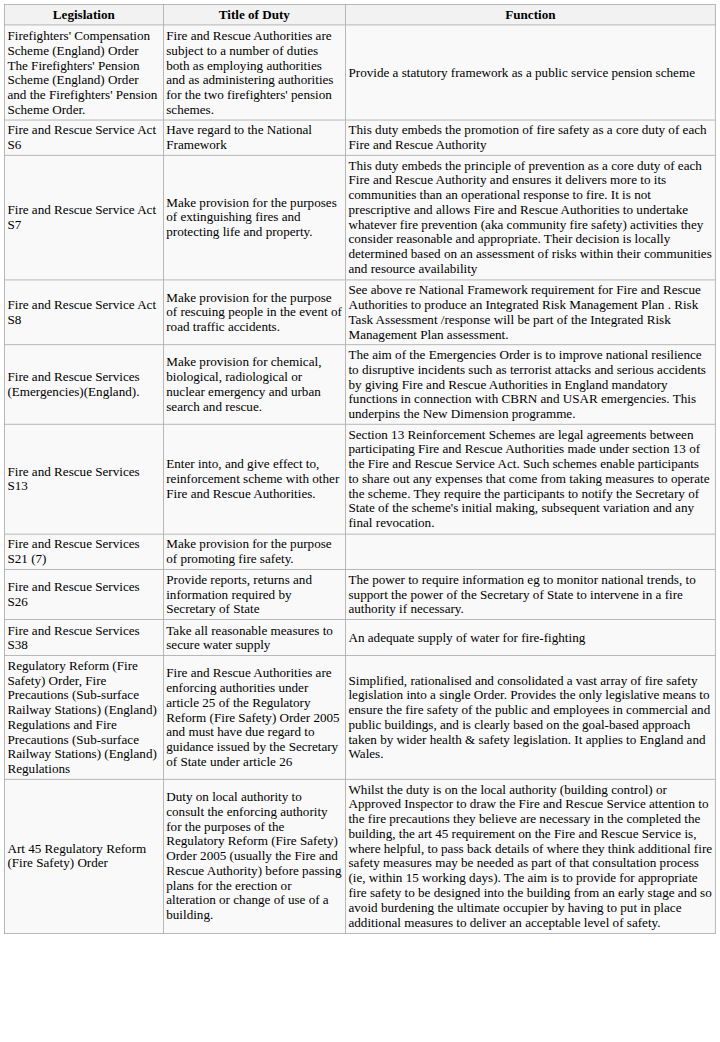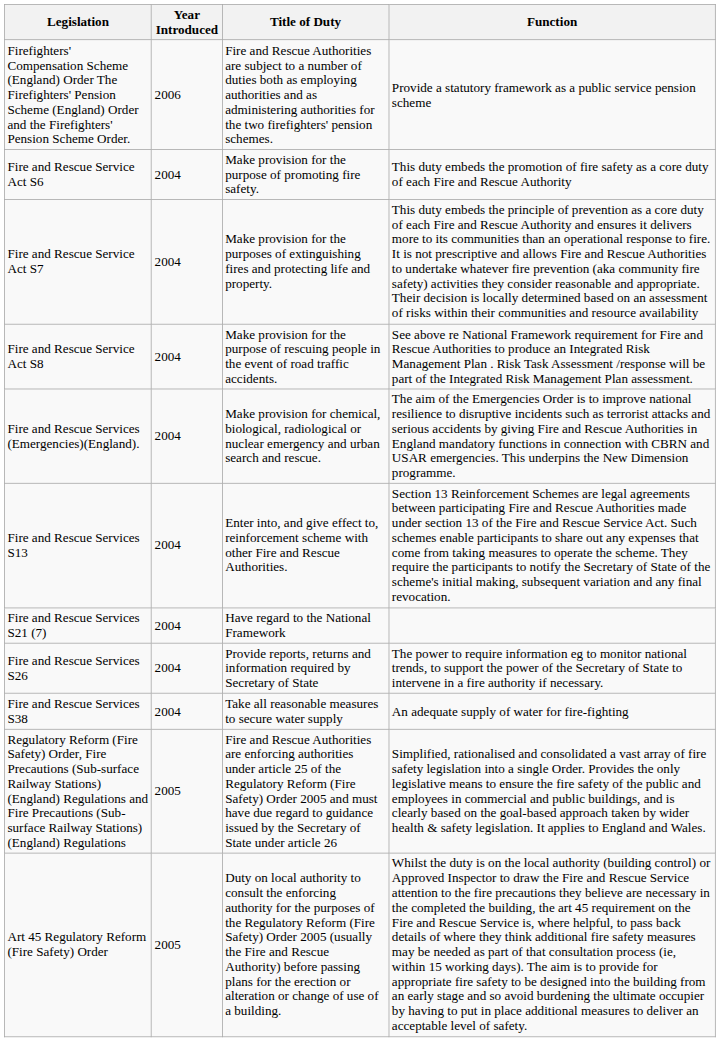+ column: (187, 22)
(239, 137) Have regard to the National Framework -> (293, 174) Make provision for the purpose of promoting fire safety.
(249, 551) Make provision for the purpose of promoting fire safety. -> (298, 625) Have regard to the National Framework
